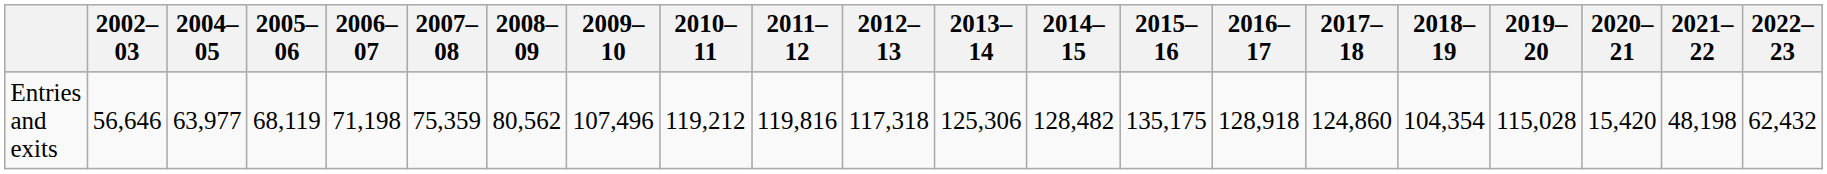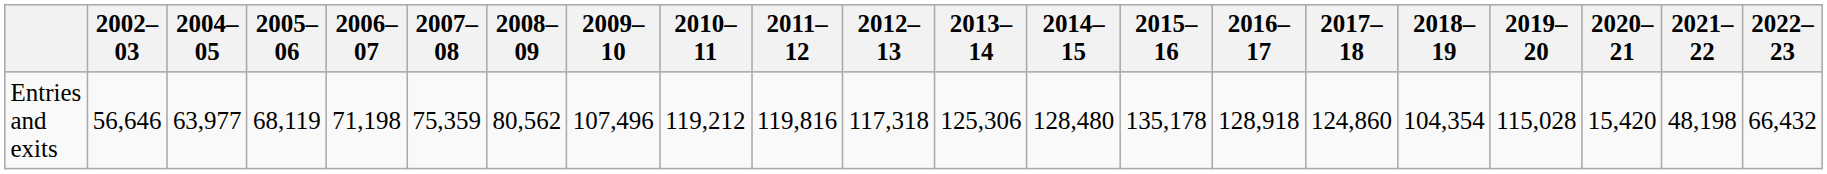(1074, 120) 128,482 -> (1074, 120) 128,480
(1166, 120) 135,175 -> (1166, 120) 135,178
(1782, 120) 62,432 -> (1782, 120) 66,432
